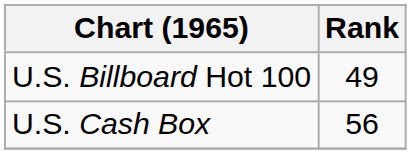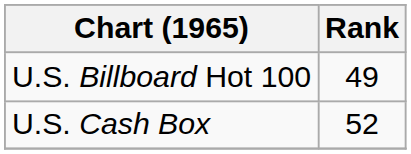(362, 124) 56 -> (362, 124) 52
